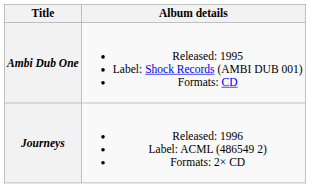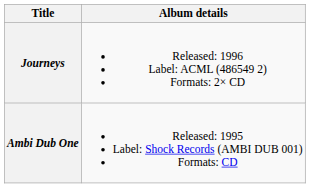rows swapped: (43, 62) <-> (43, 143)
